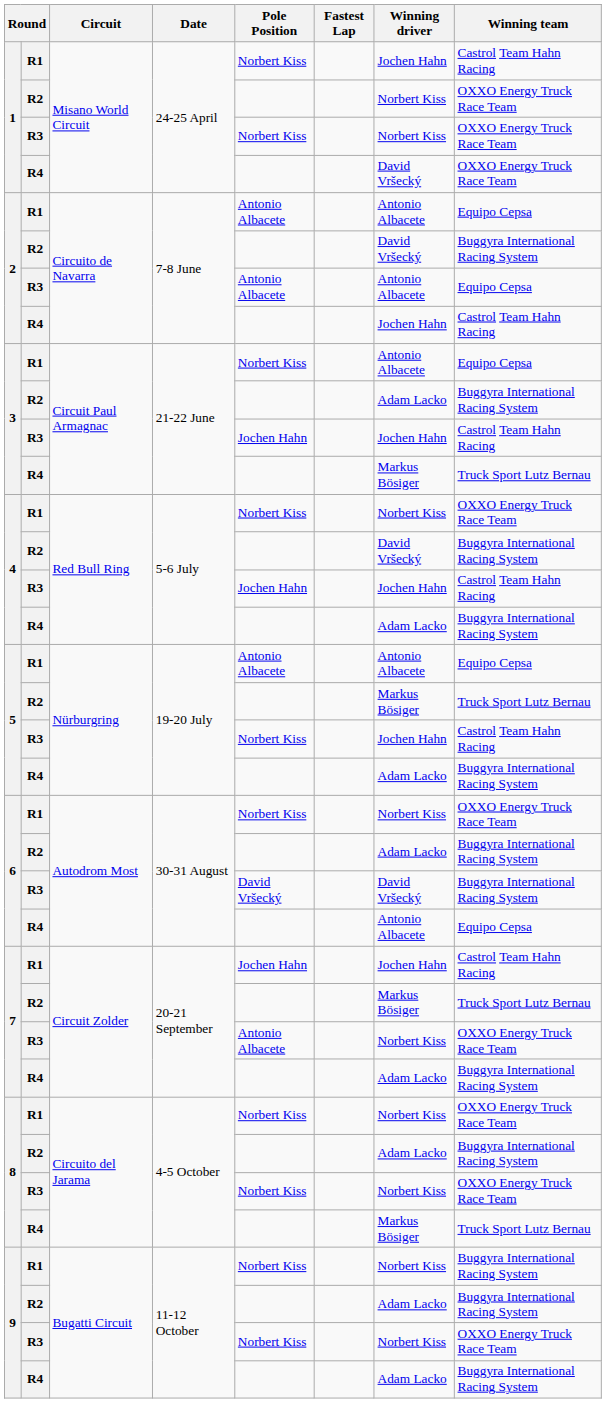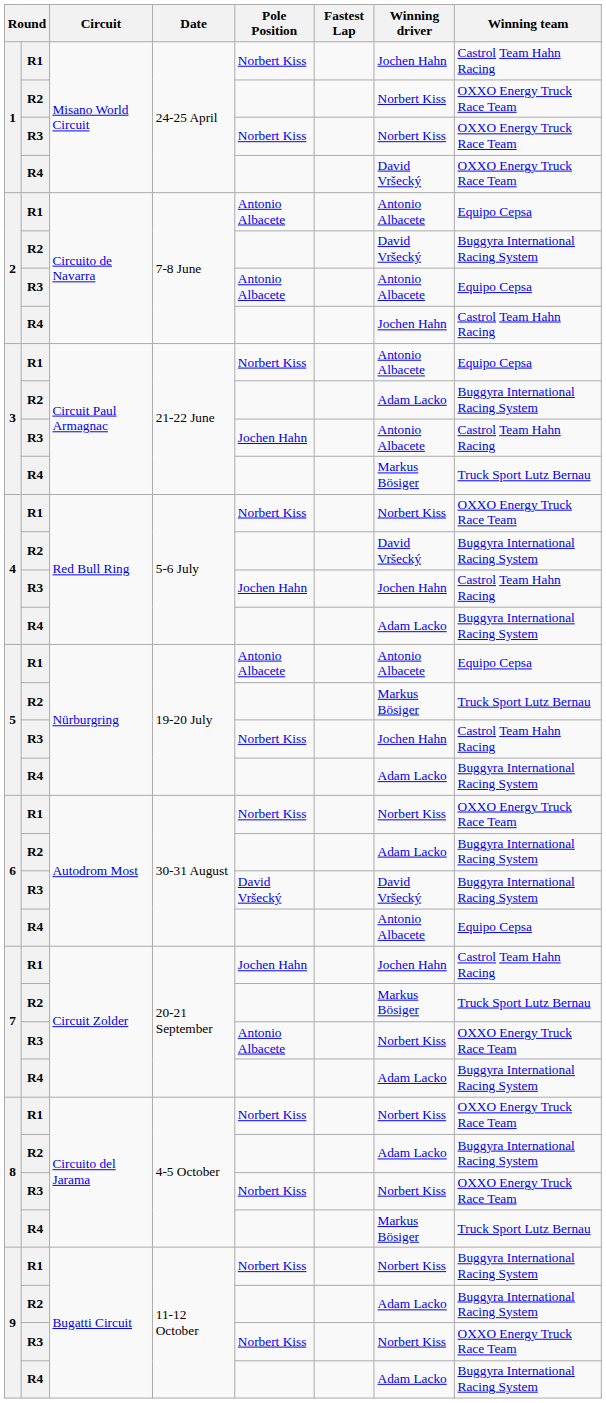(412, 437) Jochen Hahn -> (401, 437) Antonio Albacete
